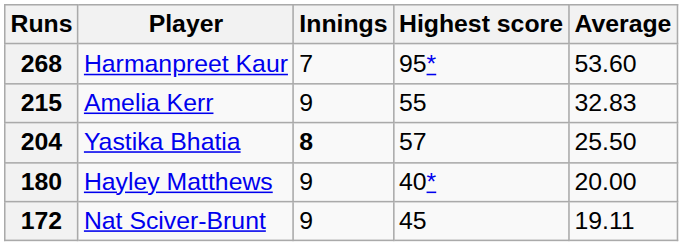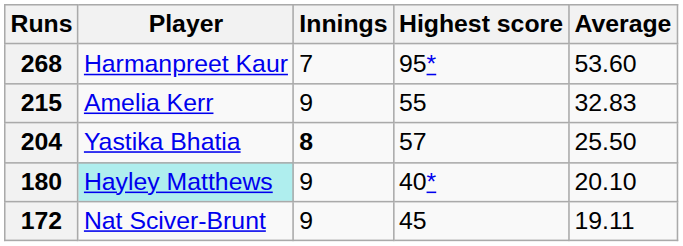(178, 181) no background -> (178, 181) paleturquoise background
(605, 181) 20.00 -> (605, 181) 20.10
